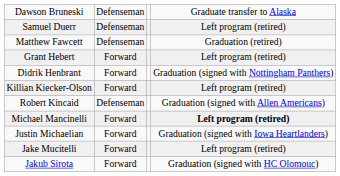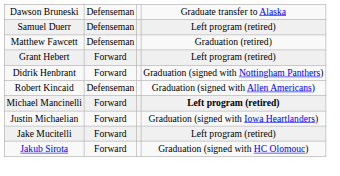- row: (49, 88)
